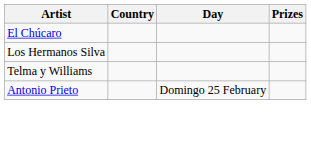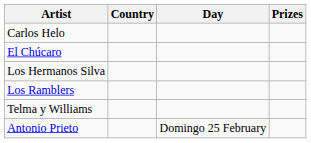+ row: (36, 33)
+ row: (41, 90)
